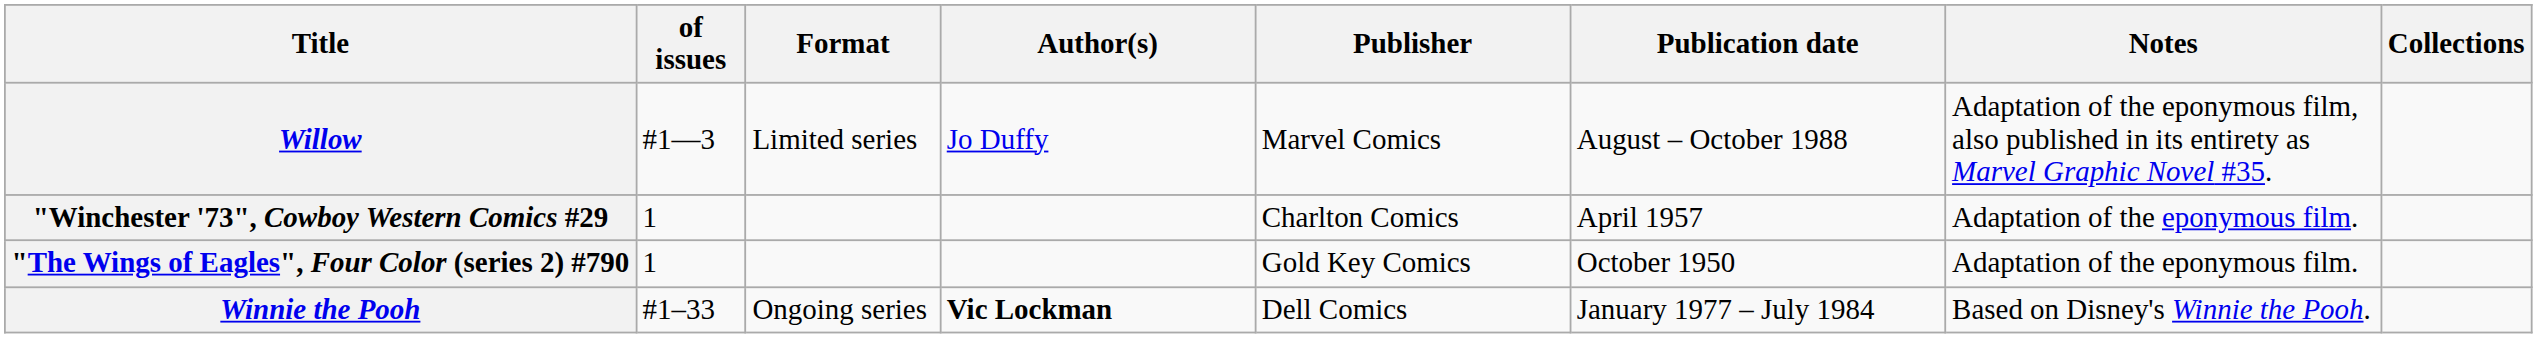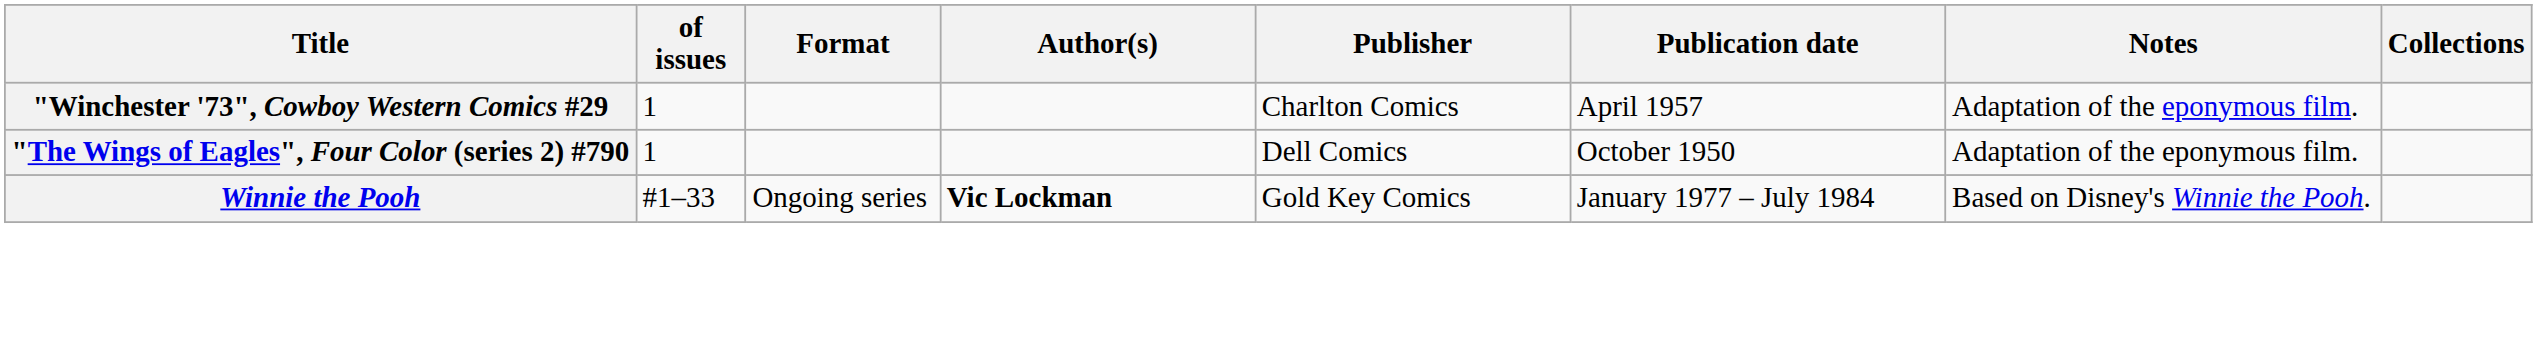- row: (320, 138)
(1366, 262) Gold Key Comics -> (1335, 151) Dell Comics
(1335, 308) Dell Comics -> (1366, 197) Gold Key Comics
